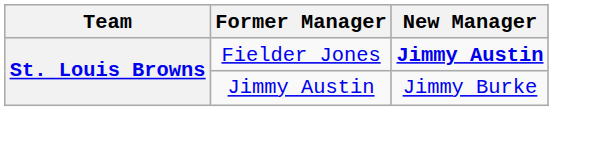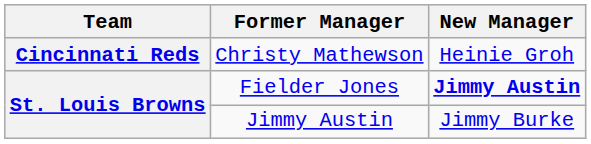+ row: (319, 55)
